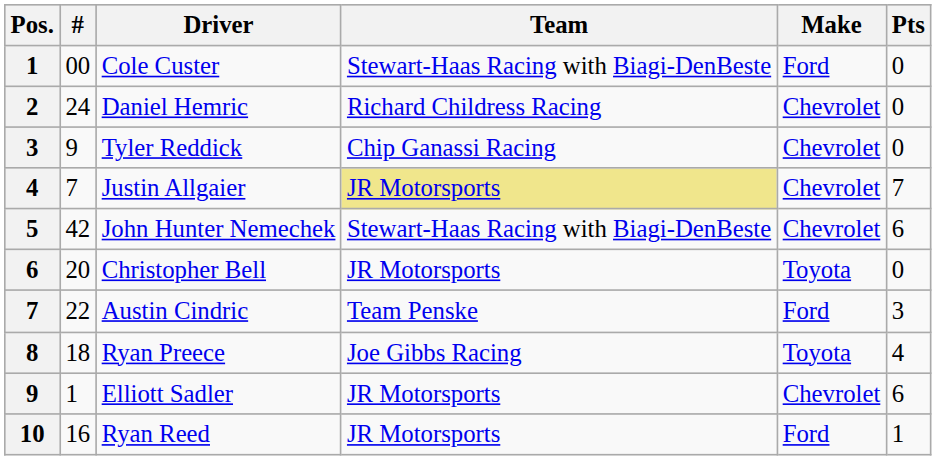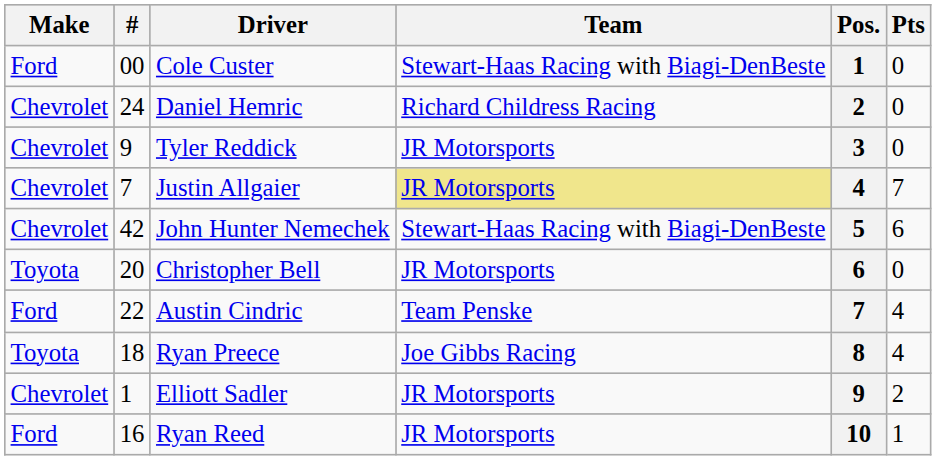columns swapped: (32, 25) <-> (831, 25)
(451, 147) Chip Ganassi Racing -> (478, 147) JR Motorsports
(898, 311) 3 -> (898, 311) 4
(898, 392) 6 -> (898, 392) 2
